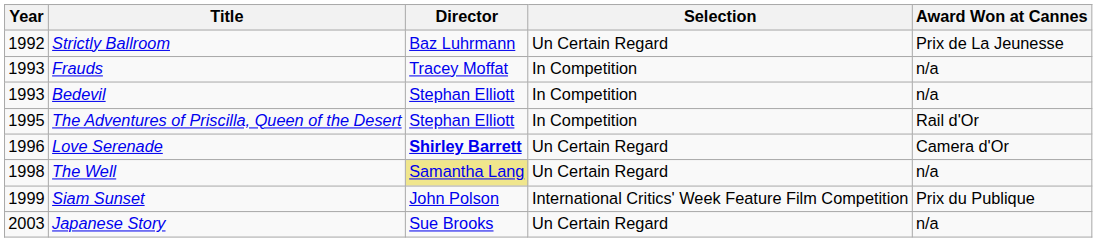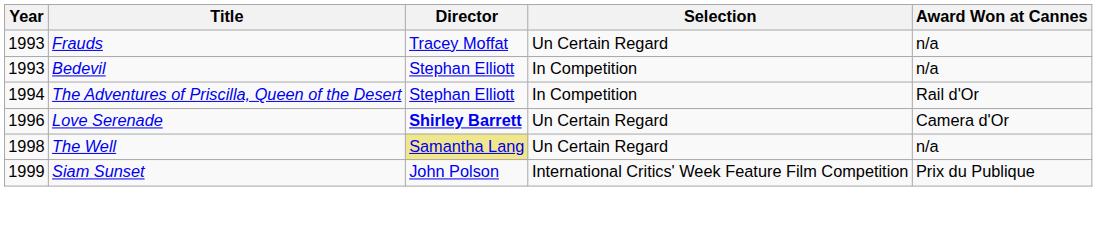- row: (111, 43)
(585, 69) In Competition -> (600, 43) Un Certain Regard
(26, 120) 1995 -> (26, 95) 1994
- row: (109, 224)
